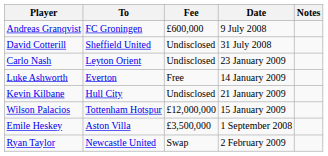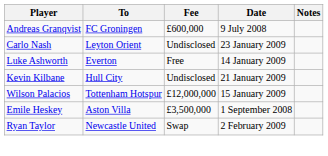- row: (36, 45)
